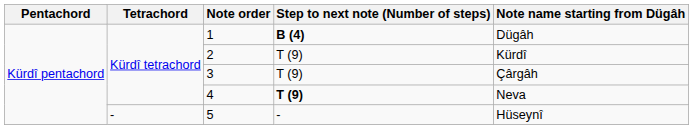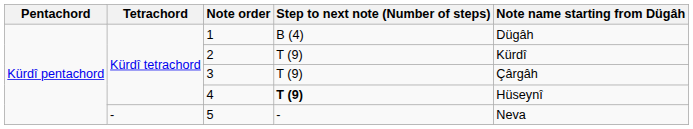(290, 34) bold -> (290, 34) normal
(511, 94) Neva -> (520, 94) Hüseynî
(520, 114) Hüseynî -> (511, 114) Neva
